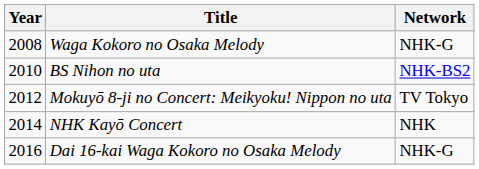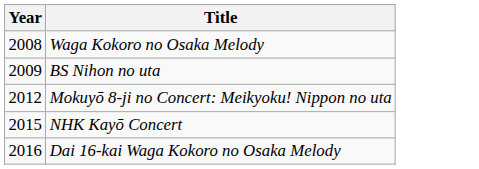- column: (435, 17)
(25, 71) 2010 -> (25, 71) 2009
(25, 124) 2014 -> (25, 124) 2015
